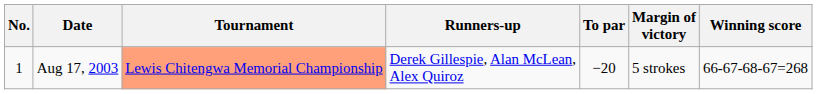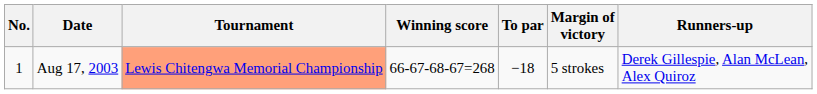columns swapped: (755, 25) <-> (483, 25)
(604, 67) −20 -> (523, 67) −18
